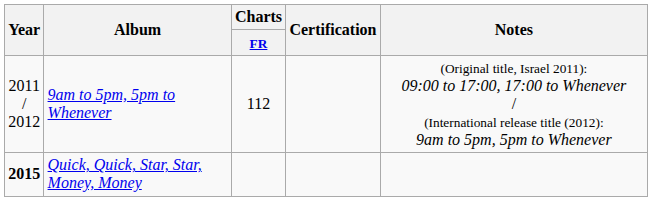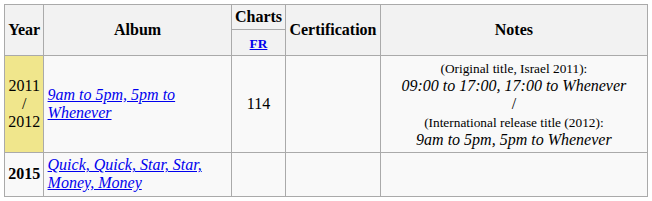(24, 103) no background -> (24, 103) khaki background
(258, 103) 112 -> (258, 103) 114
